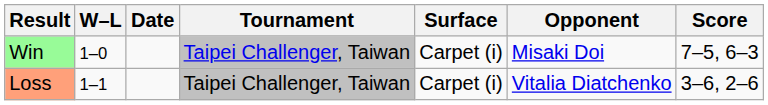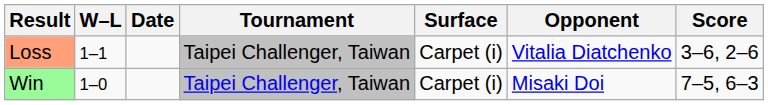rows swapped: (26, 52) <-> (30, 83)
